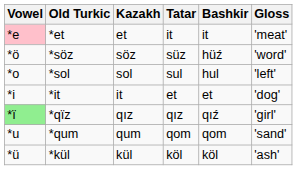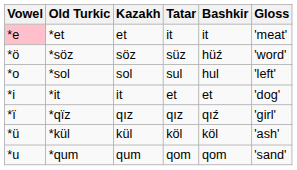(12, 114) lightgreen background -> (12, 114) no background
rows swapped: (63, 134) <-> (59, 154)
